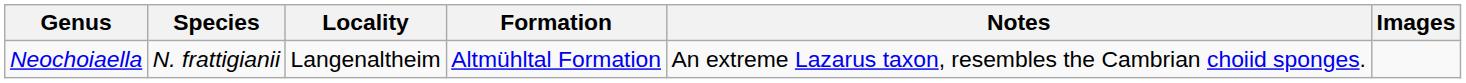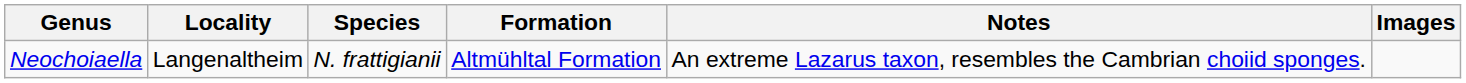columns swapped: (216, 22) <-> (366, 22)
